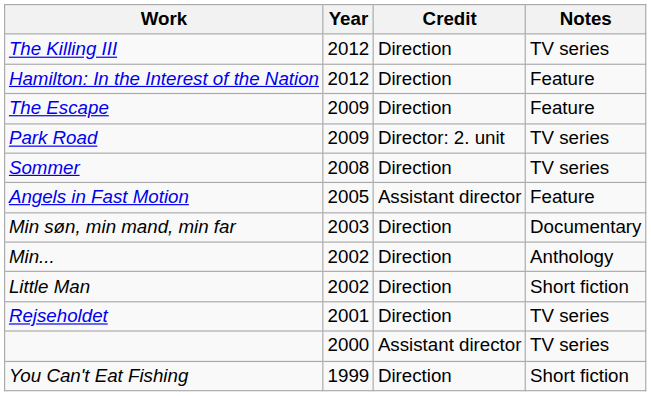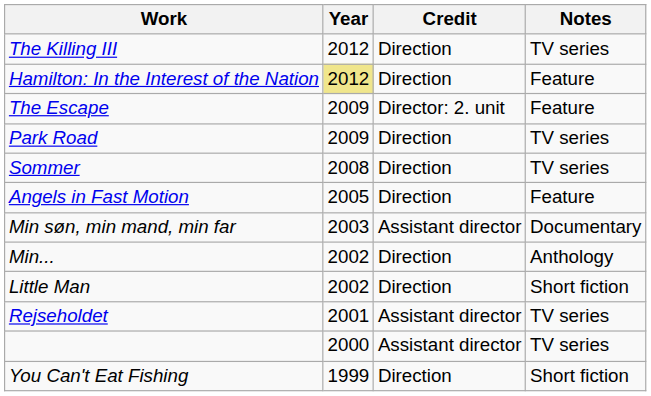(348, 78) no background -> (348, 78) khaki background
(415, 108) Direction -> (441, 108) Director: 2. unit
(441, 138) Director: 2. unit -> (415, 138) Direction
(450, 197) Assistant director -> (415, 197) Direction
(415, 227) Direction -> (450, 227) Assistant director
(415, 316) Direction -> (450, 316) Assistant director
